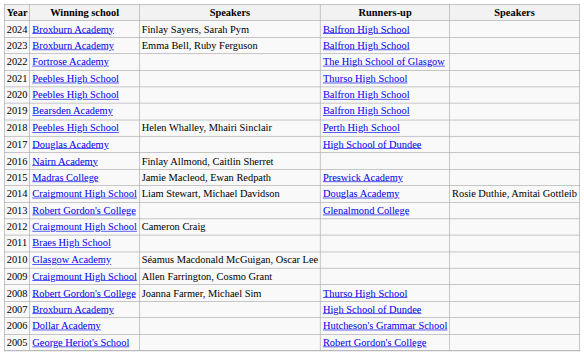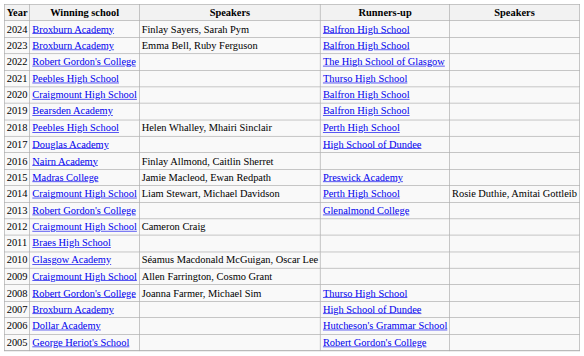(71, 62) Fortrose Academy -> (84, 62) Robert Gordon's College
(76, 95) Peebles High School -> (85, 95) Craigmount High School
(361, 194) Douglas Academy -> (361, 194) Perth High School
